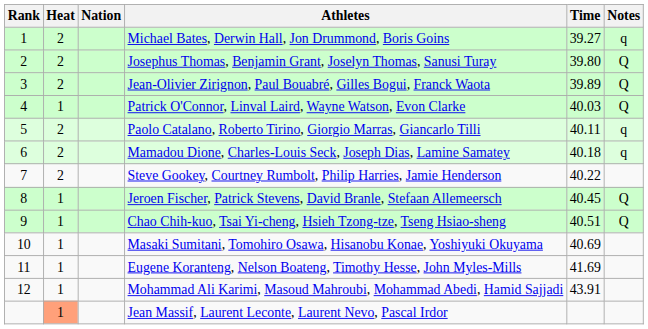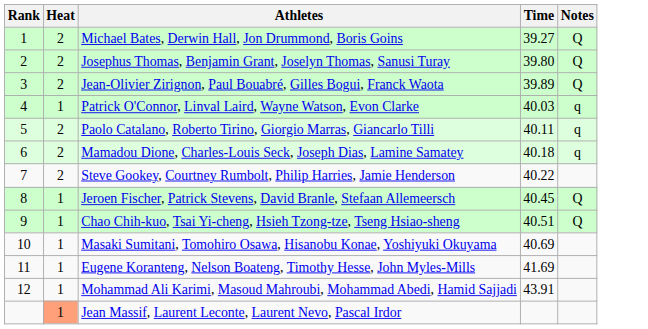- column: (101, 16)
(624, 38) q -> (577, 38) Q
(624, 107) Q -> (577, 107) q
